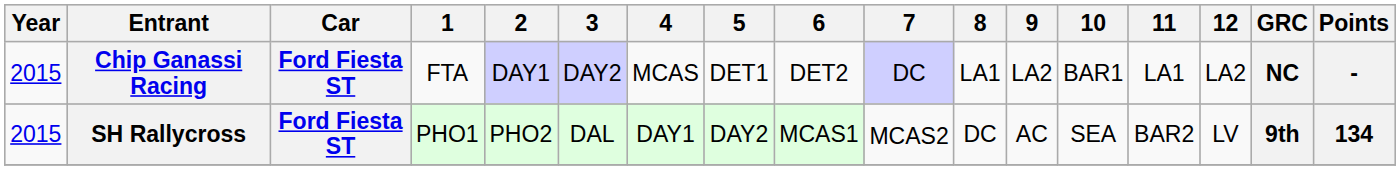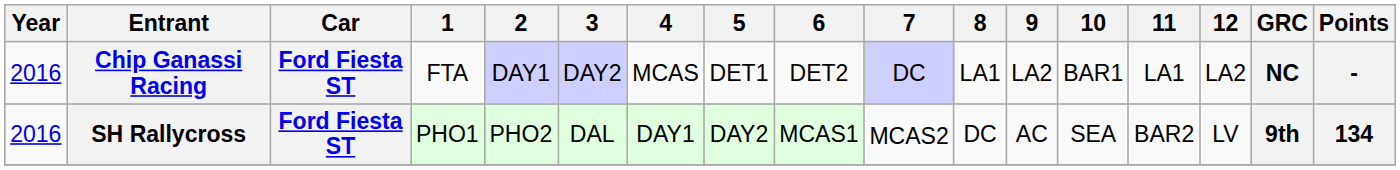(36, 73) 2015 -> (36, 73) 2016
(36, 135) 2015 -> (36, 135) 2016
